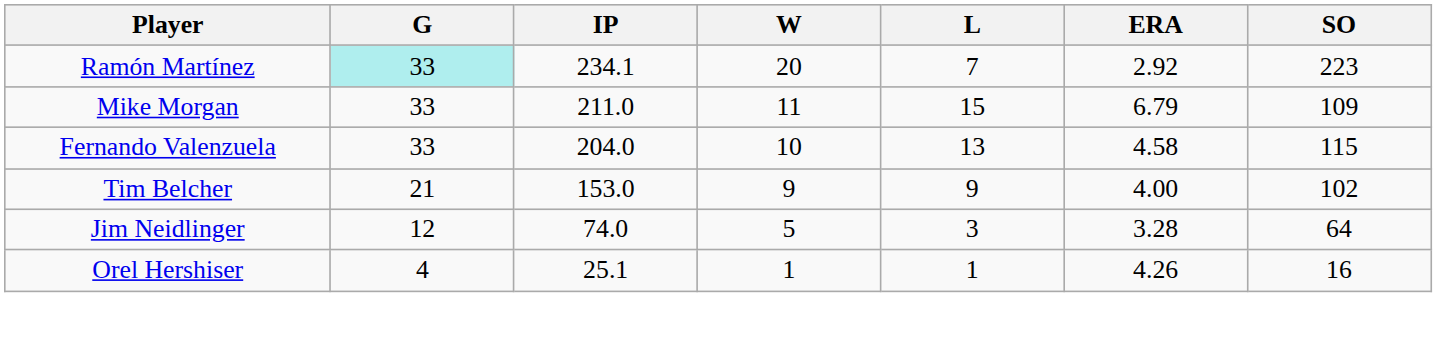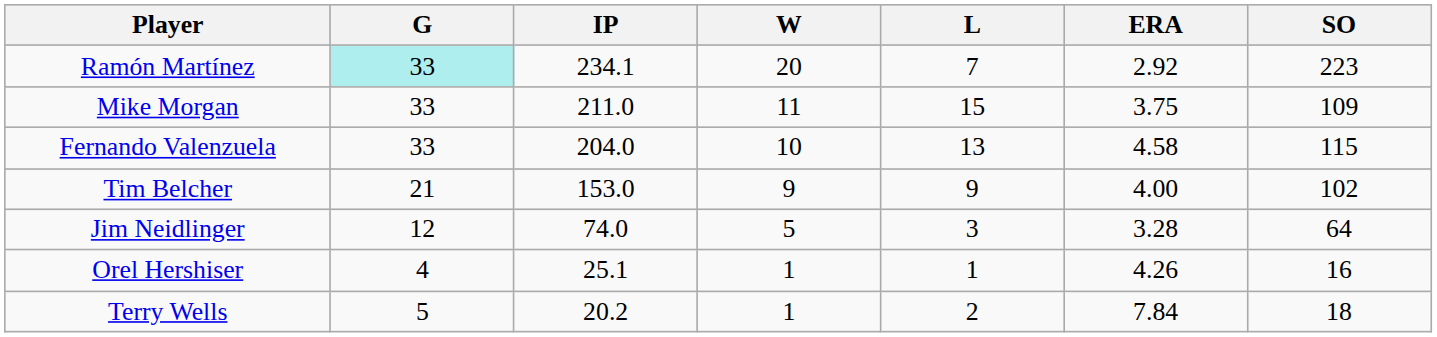(1156, 106) 6.79 -> (1156, 106) 3.75
+ row: (168, 310)
